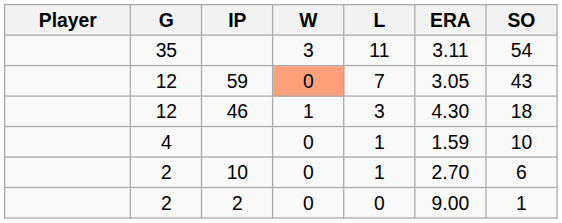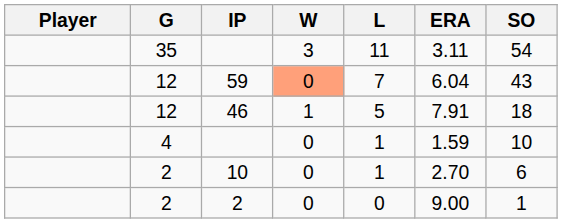(450, 81) 3.05 -> (450, 81) 6.04
(379, 112) 3 -> (379, 112) 5
(450, 112) 4.30 -> (450, 112) 7.91
